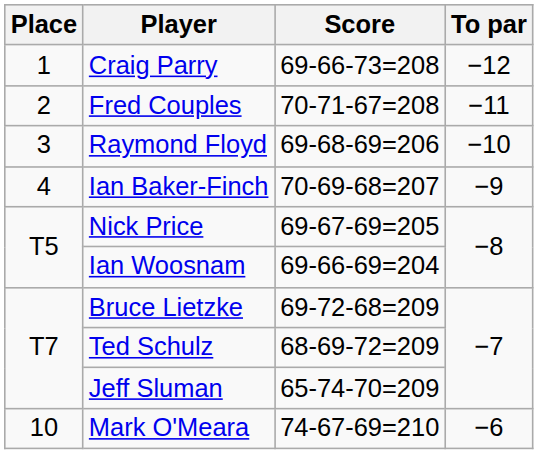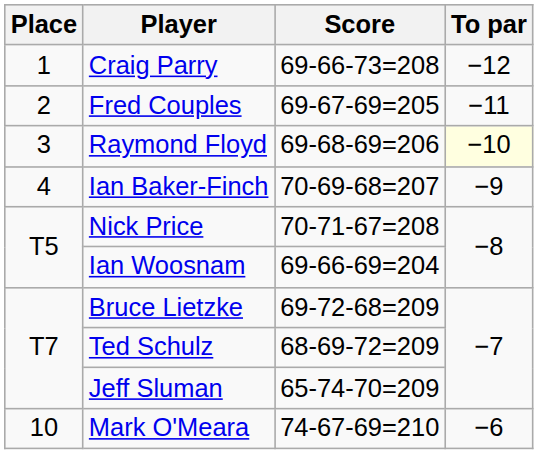(360, 105) 70-71-67=208 -> (360, 105) 69-67-69=205
(489, 145) no background -> (489, 145) lightyellow background
(360, 226) 69-67-69=205 -> (360, 226) 70-71-67=208
